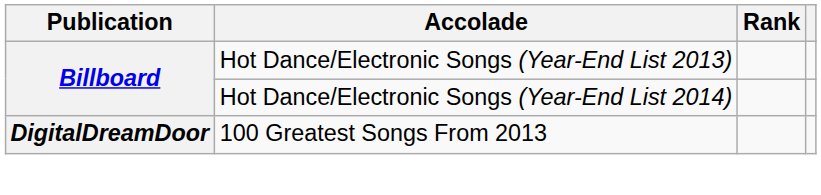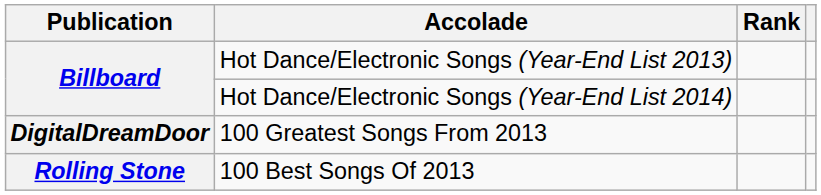+ row: (347, 171)
